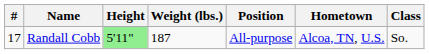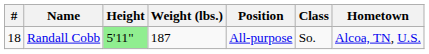columns swapped: (406, 15) <-> (342, 15)
(14, 37) 17 -> (14, 37) 18
